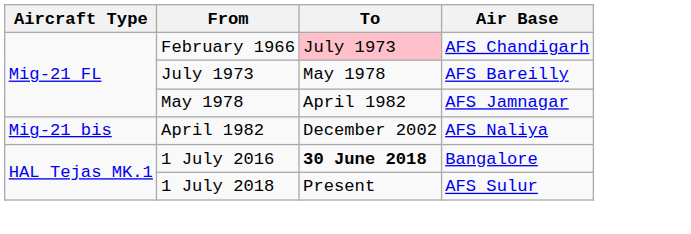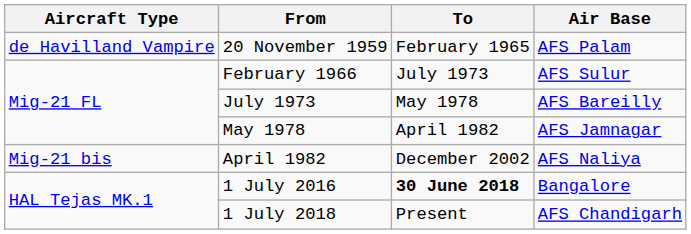+ row: (305, 47)
(349, 47) pink background -> (442, 75) no background
(517, 47) AFS Chandigarh -> (584, 75) AFS Sulur
(492, 186) AFS Sulur -> (610, 214) AFS Chandigarh
